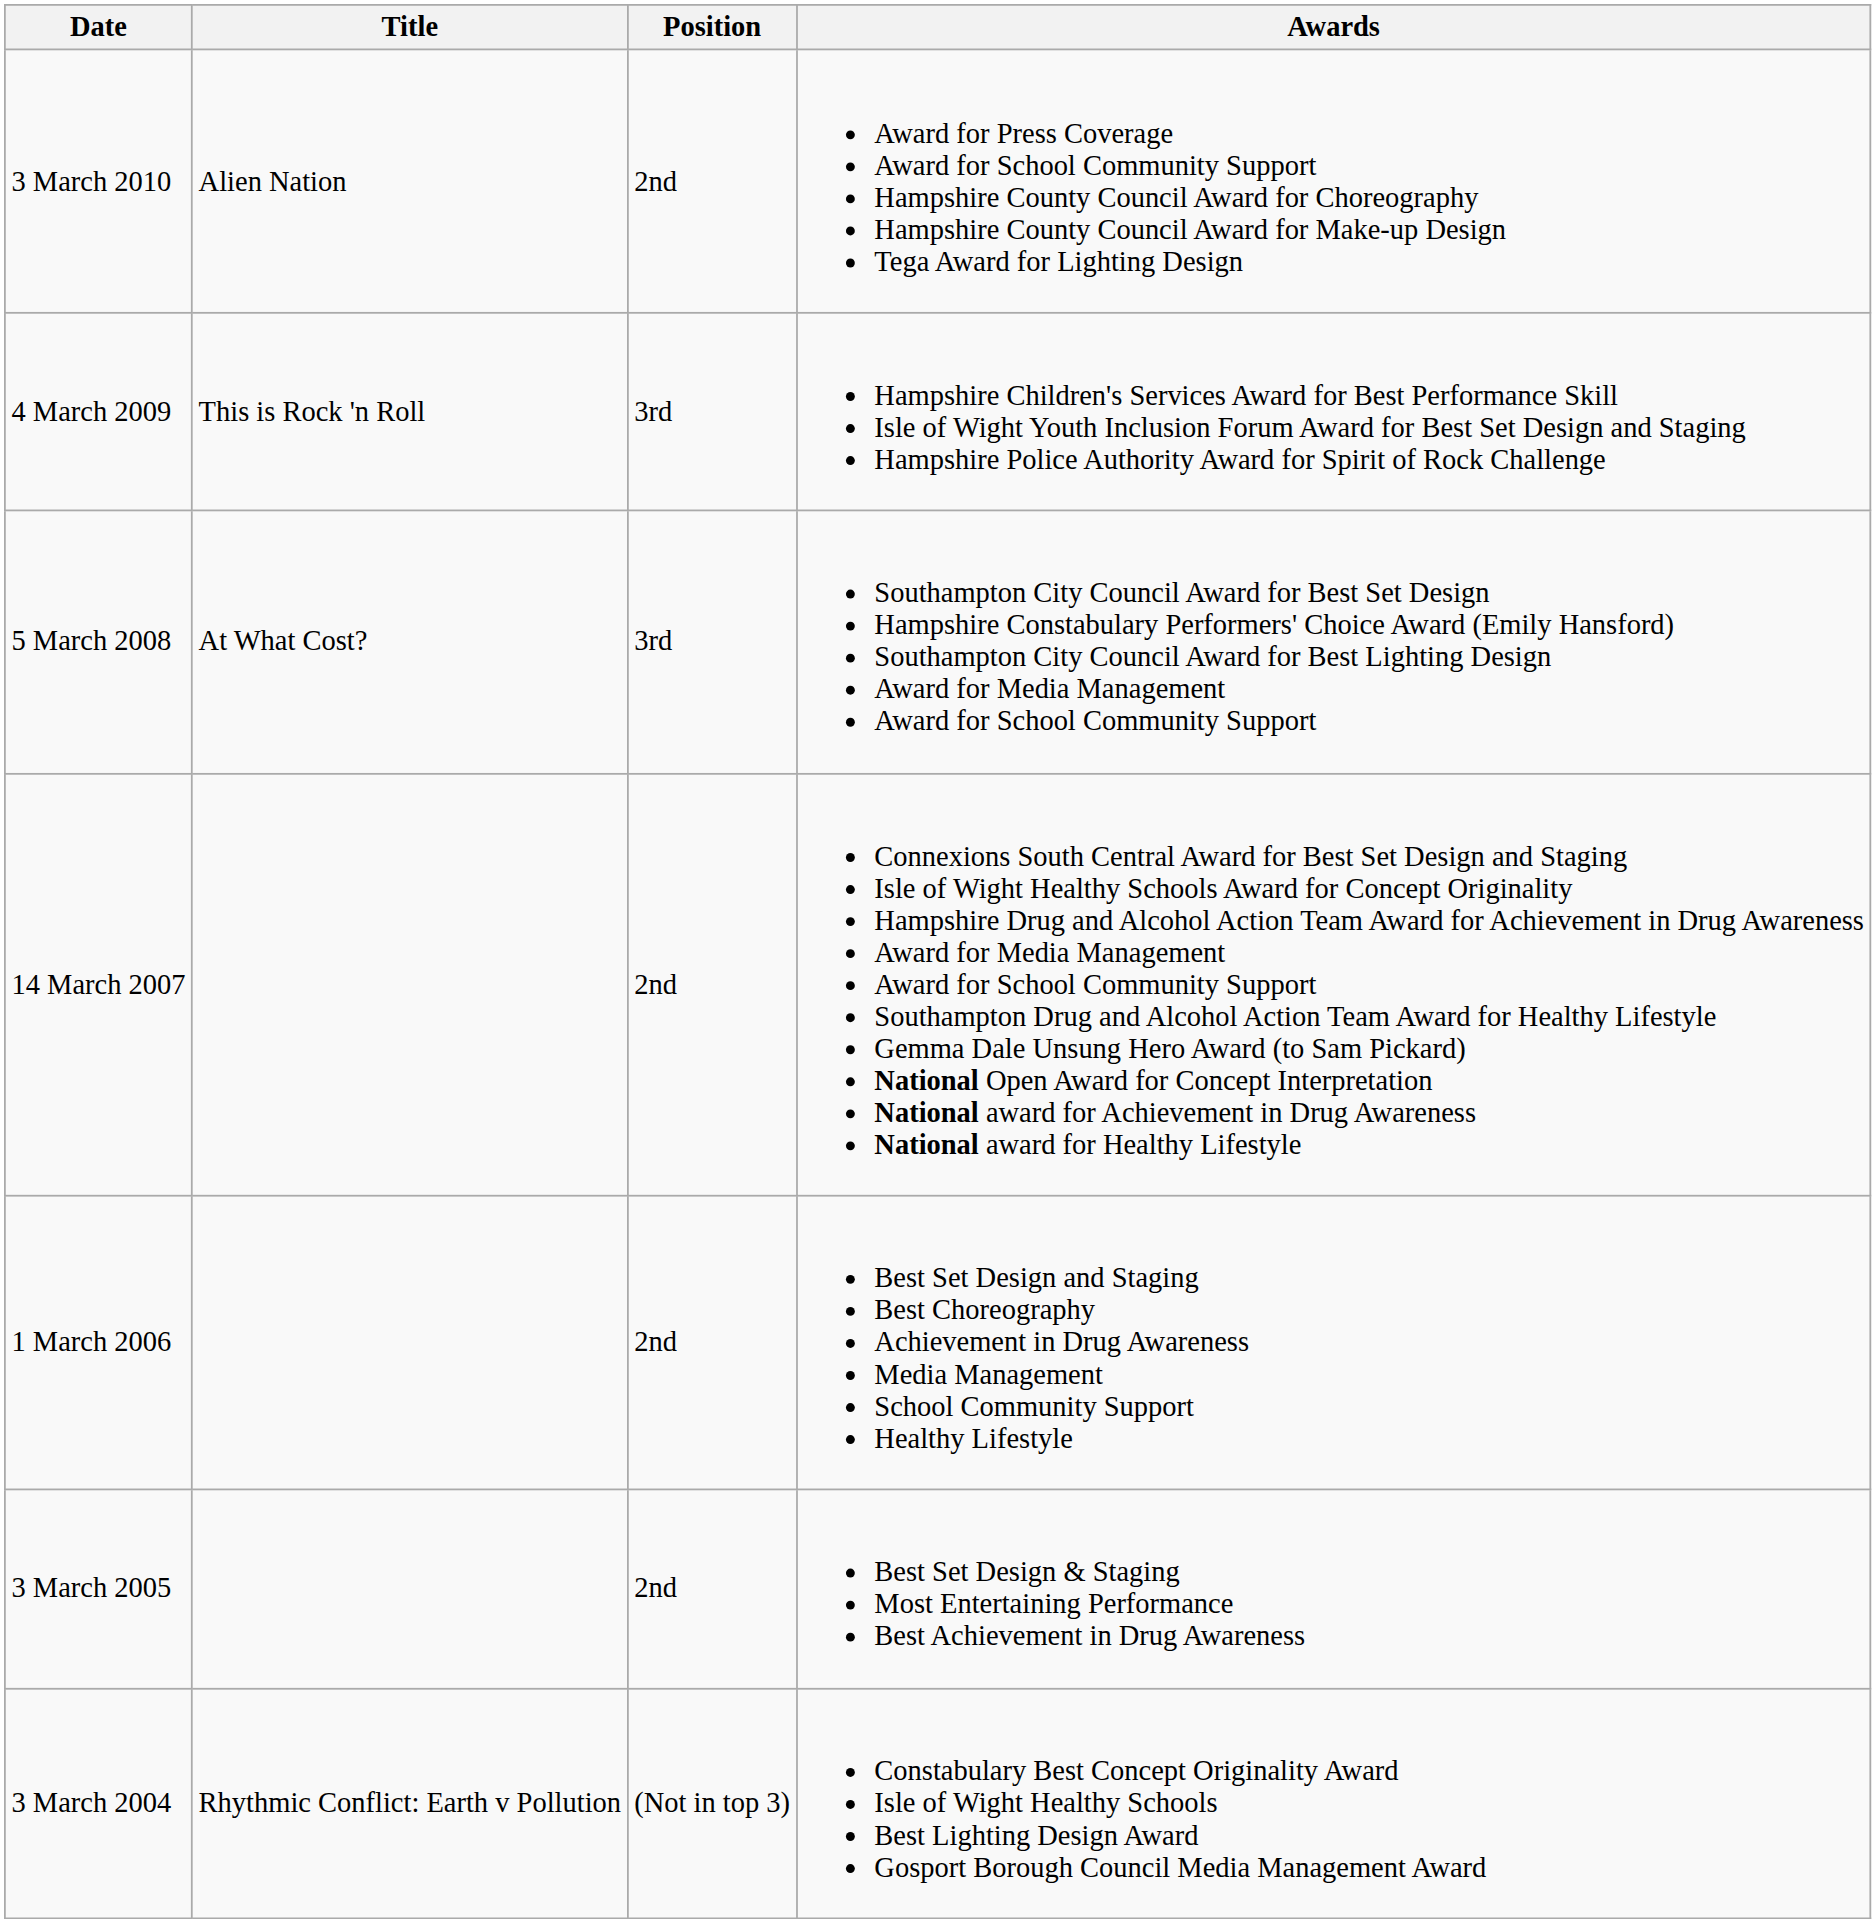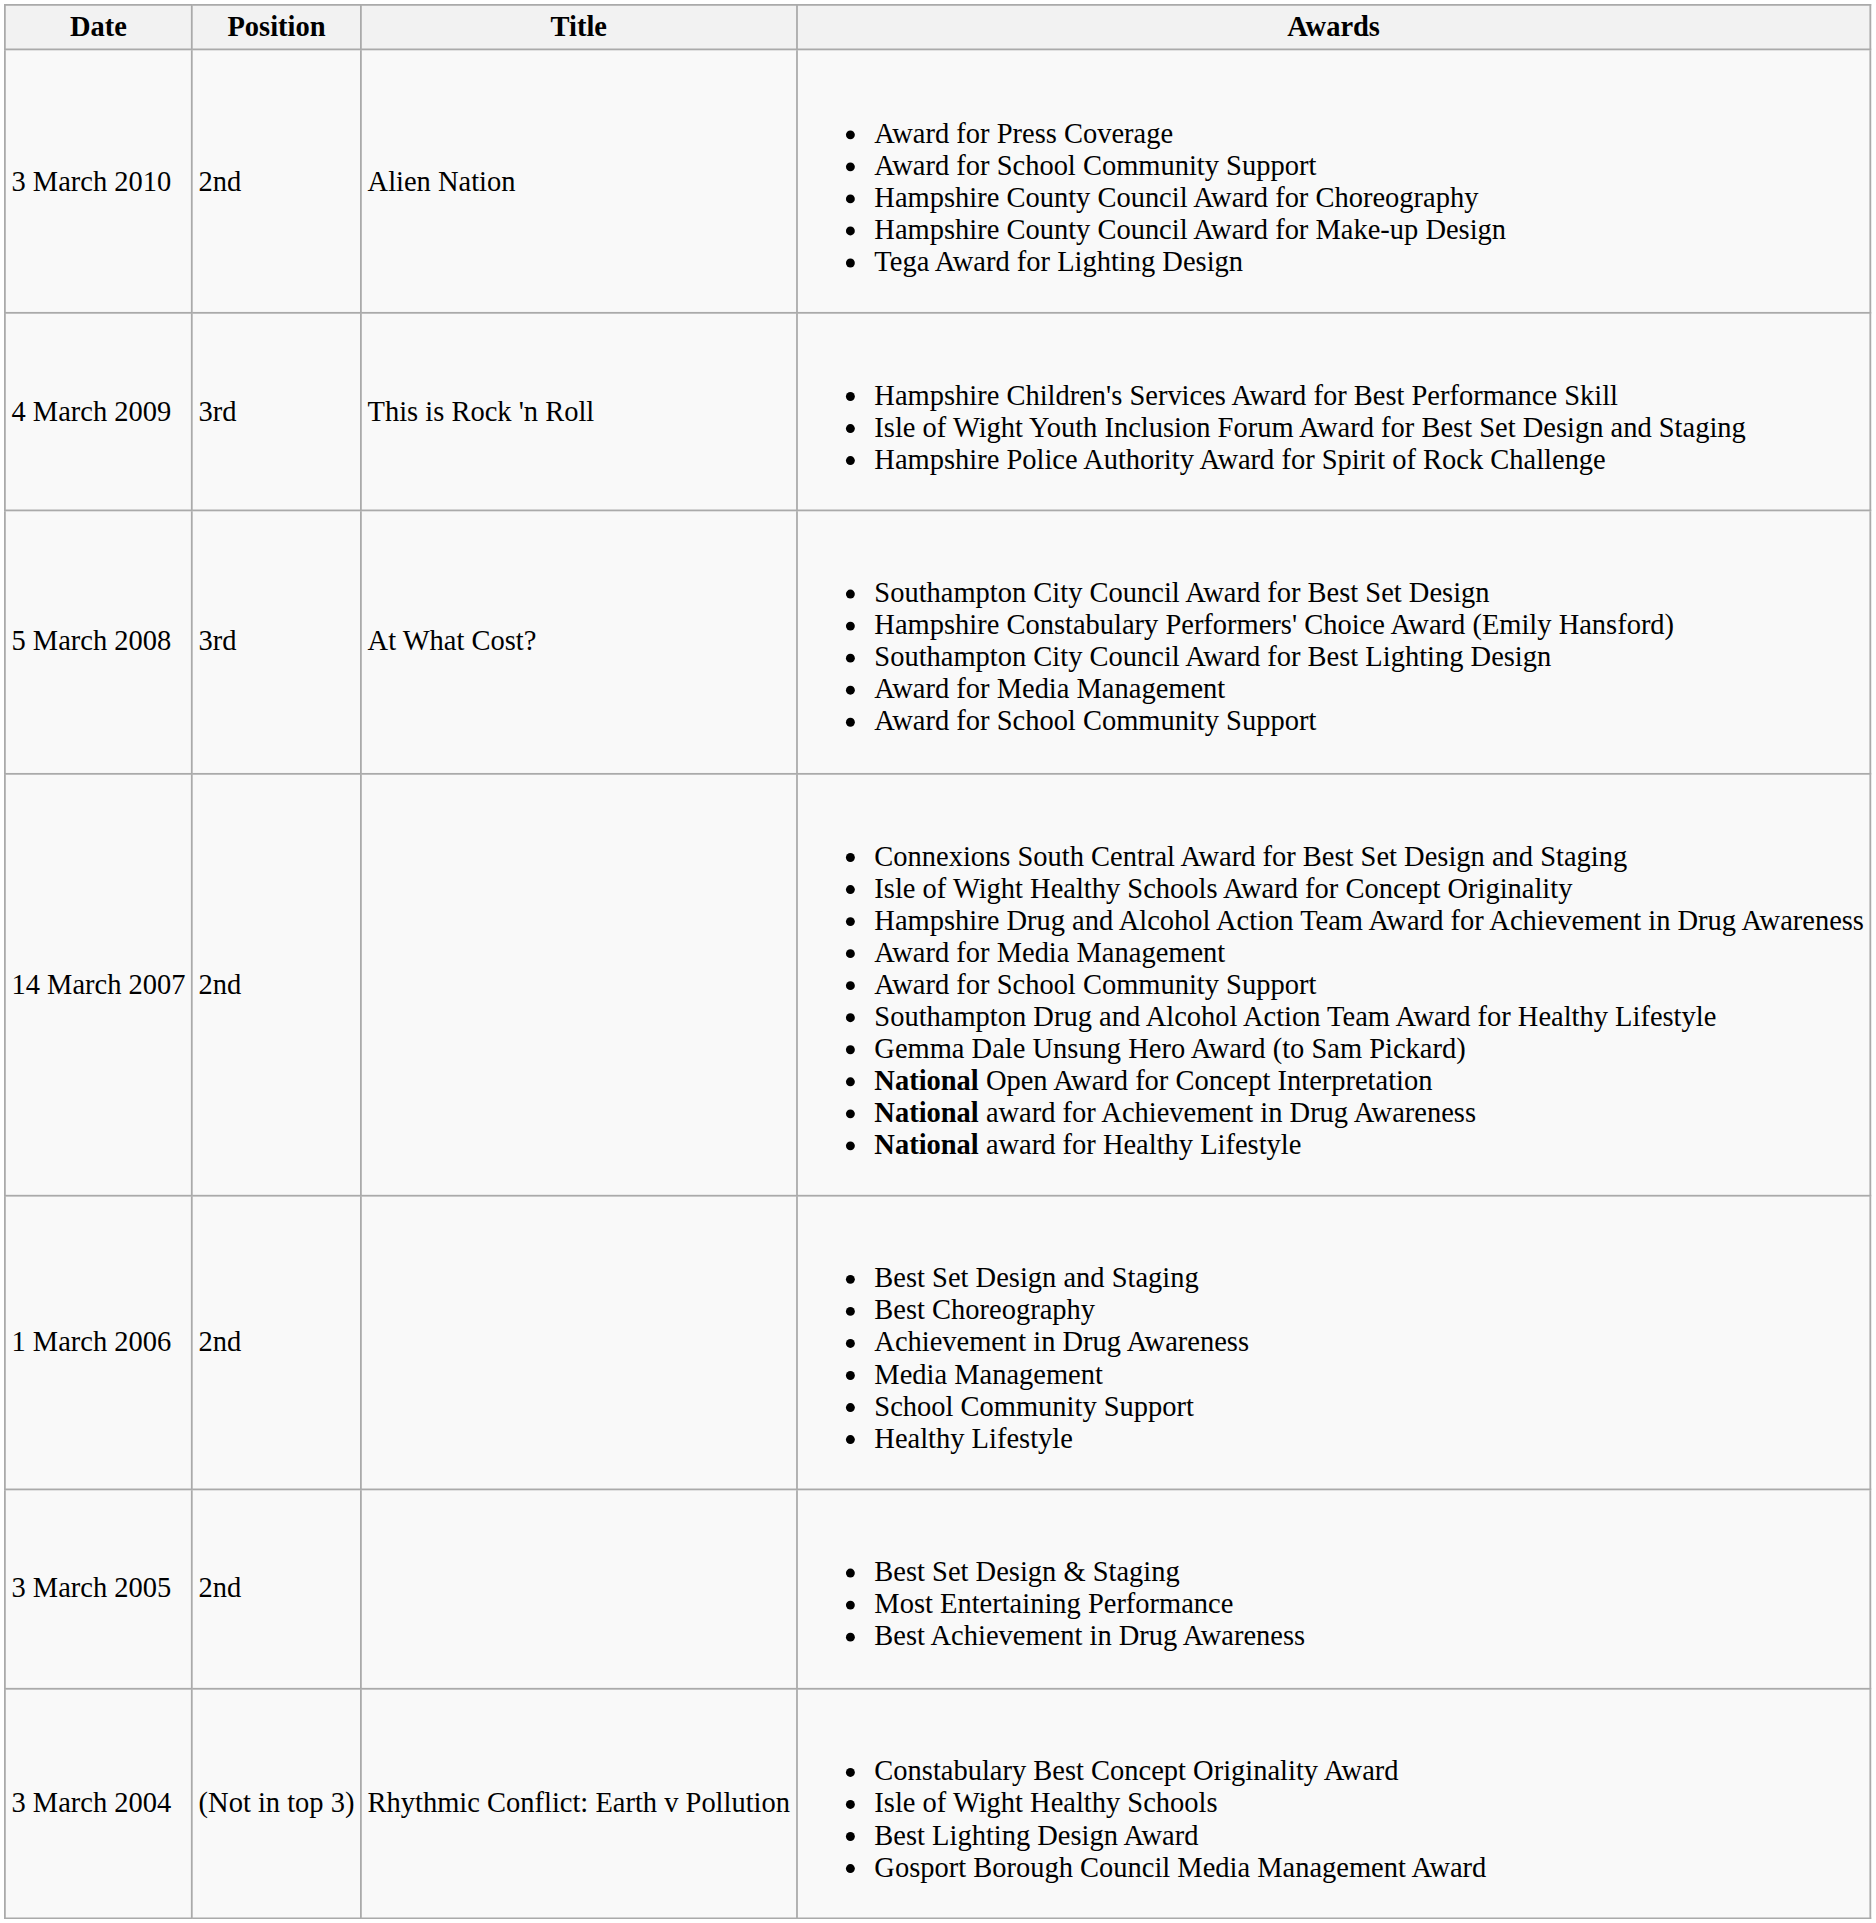columns swapped: (410, 27) <-> (712, 27)
